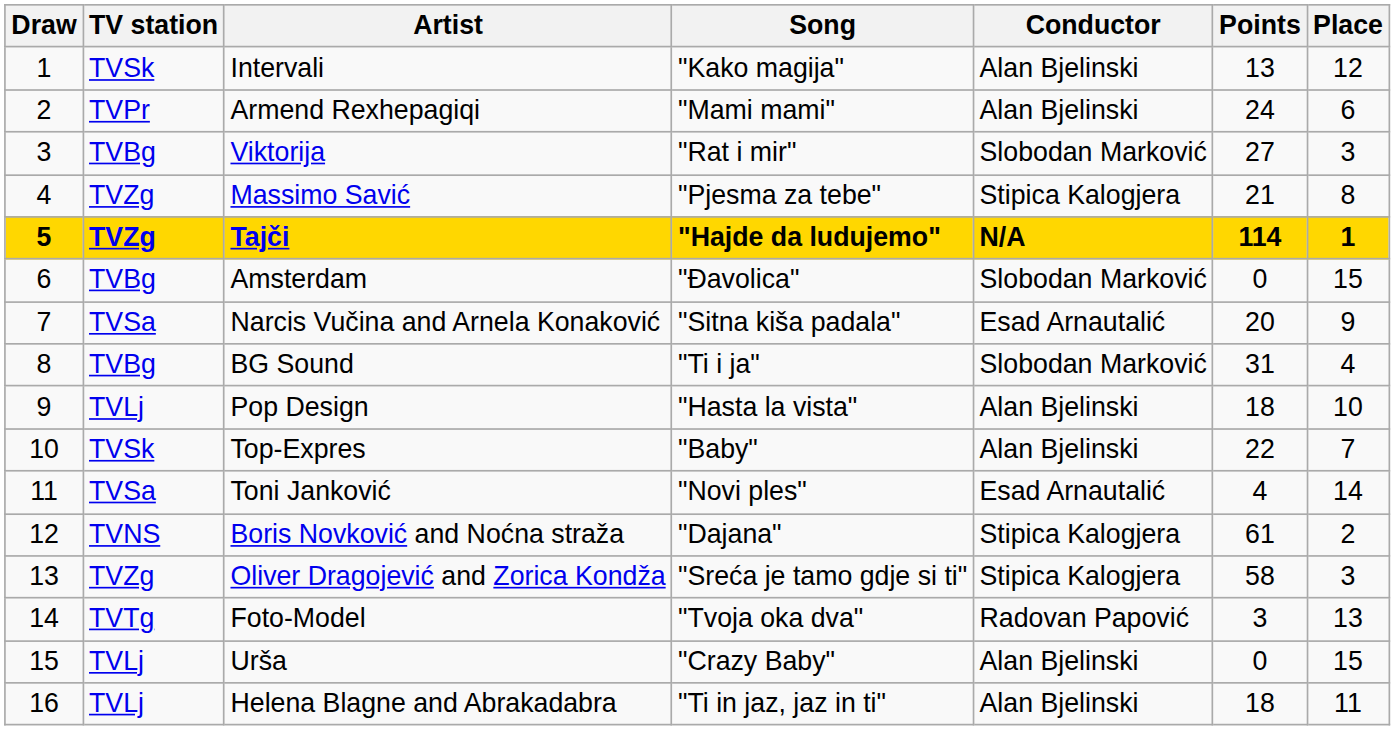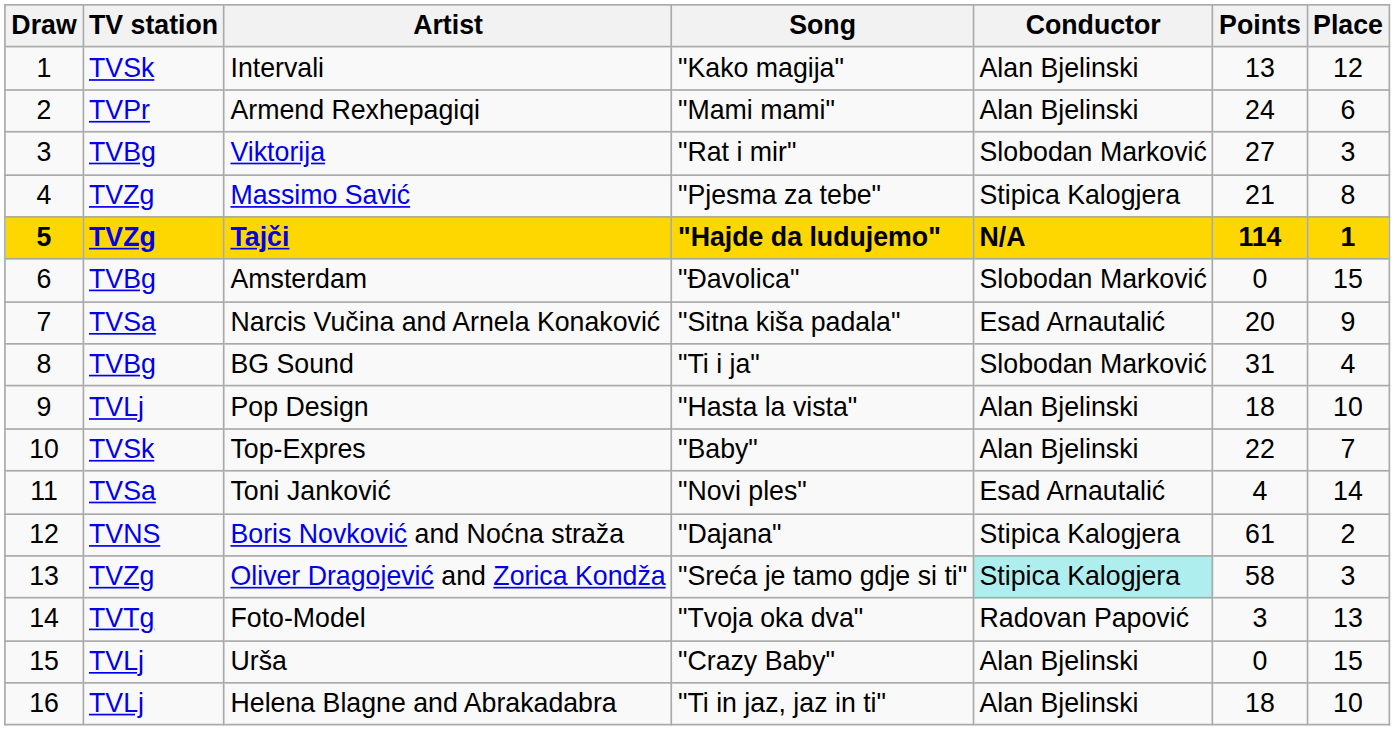(1080, 576) no background -> (1080, 576) paleturquoise background
(1348, 703) 11 -> (1348, 703) 10
